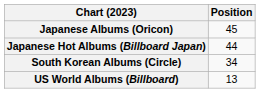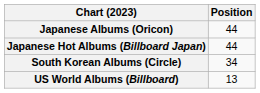(232, 29) 45 -> (232, 29) 44
